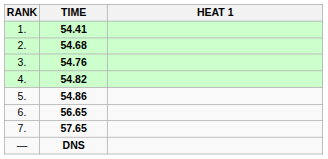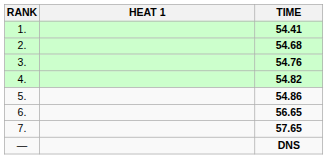columns swapped: (215, 13) <-> (74, 13)
